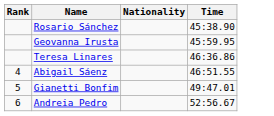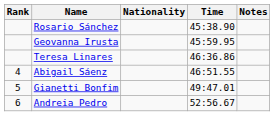+ column: (253, 12)
